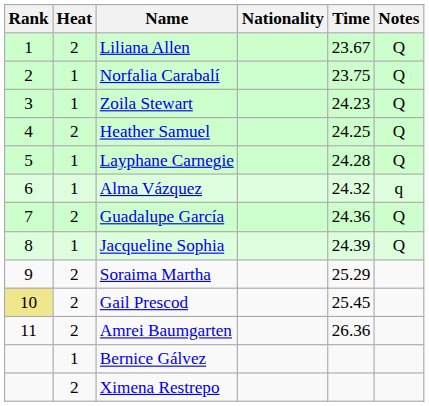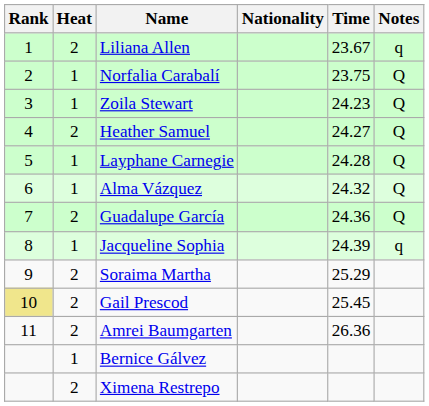(399, 47) Q -> (399, 47) q
(351, 132) 24.25 -> (351, 132) 24.27
(399, 188) q -> (399, 188) Q
(399, 245) Q -> (399, 245) q
